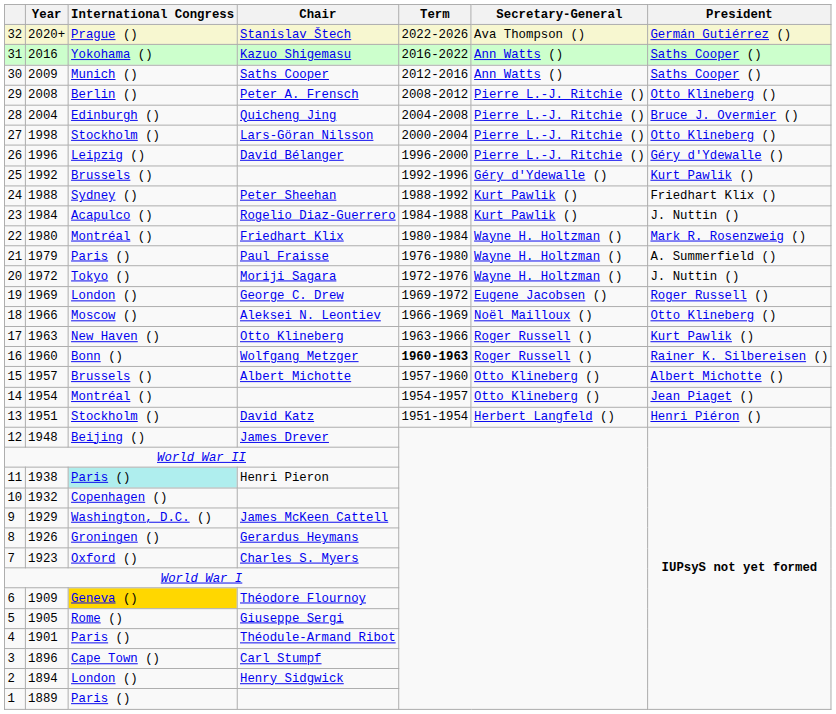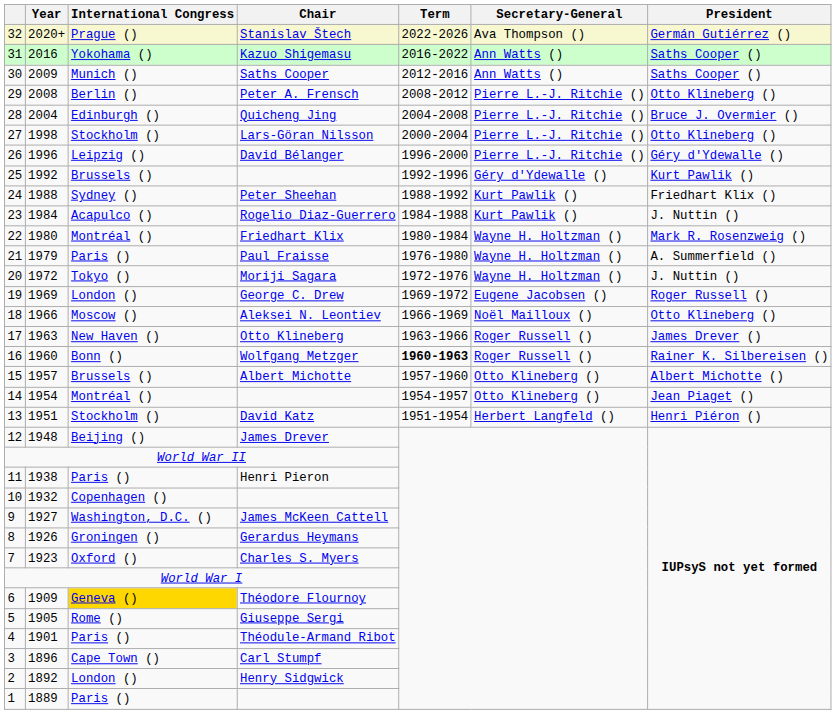(702, 337) Kurt Pawlik () -> (706, 337) James Drever ()
(101, 477) paleturquoise background -> (101, 477) no background
(43, 518) 1929 -> (43, 518) 1927
(43, 679) 1894 -> (43, 679) 1892
